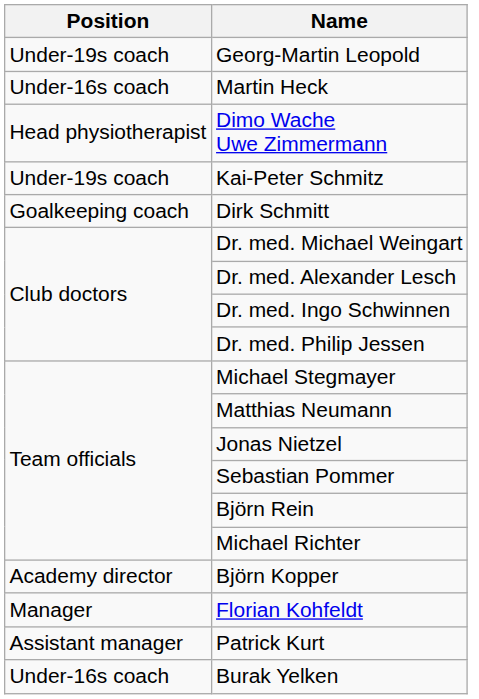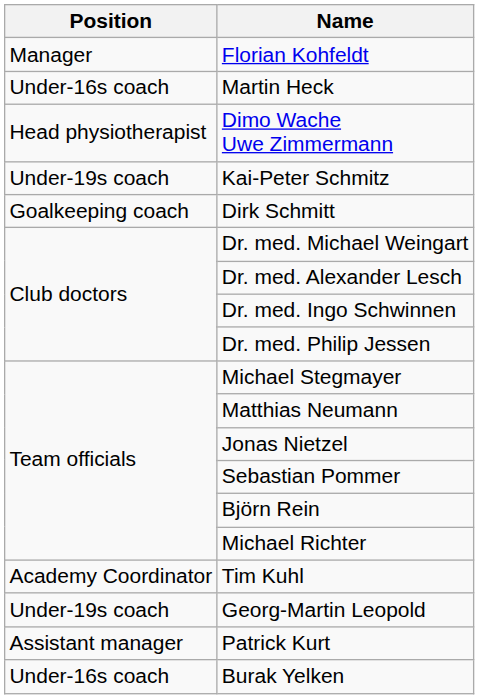rows swapped: (289, 609) <-> (318, 54)
- row: (277, 576)
+ row: (263, 576)
